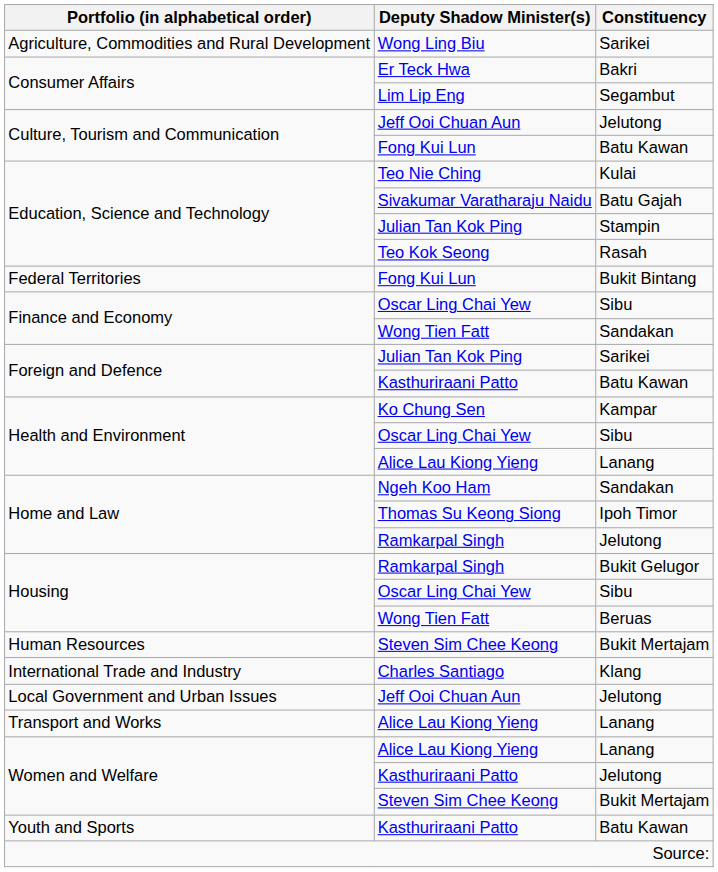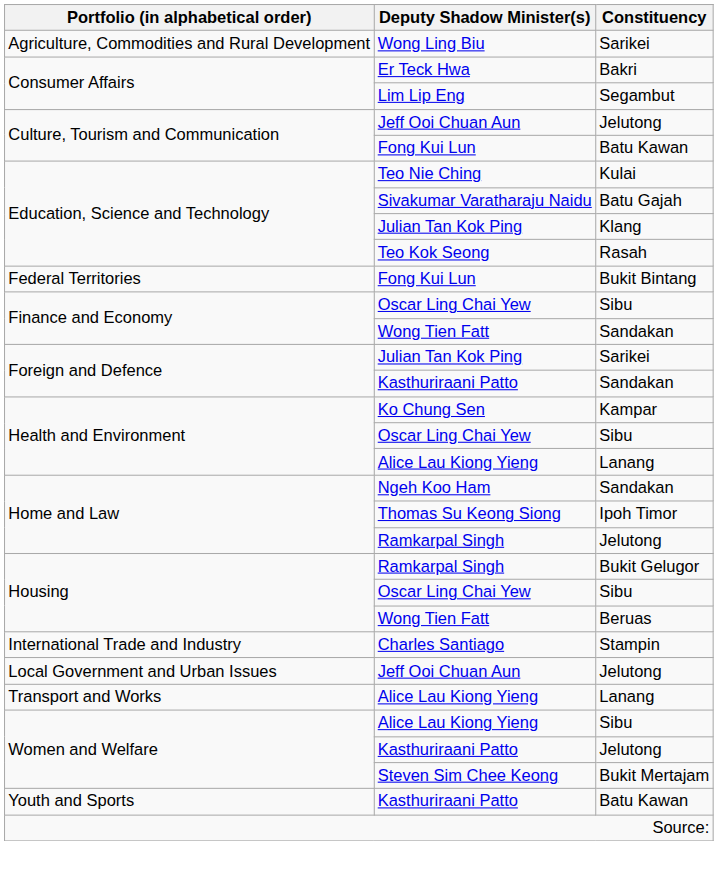(630, 226) Stampin -> (620, 226) Klang
(644, 383) Batu Kawan -> (636, 383) Sandakan
- row: (77, 644)
(620, 670) Klang -> (630, 644) Stampin
(627, 749) Lanang -> (616, 723) Sibu
